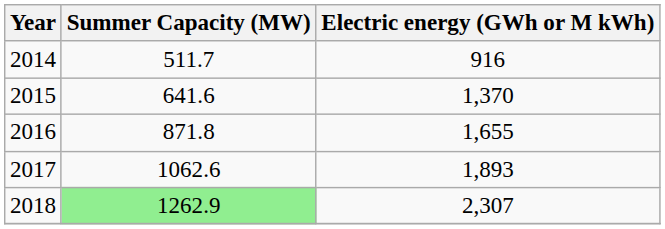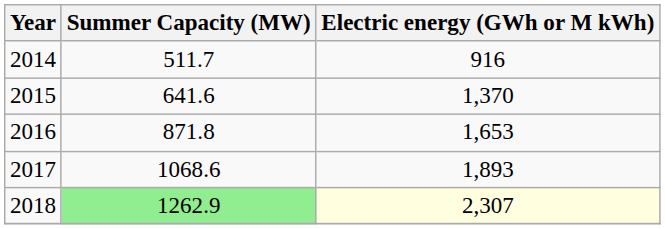(488, 132) 1,655 -> (488, 132) 1,653
(189, 168) 1062.6 -> (189, 168) 1068.6
(488, 205) no background -> (488, 205) lightyellow background
